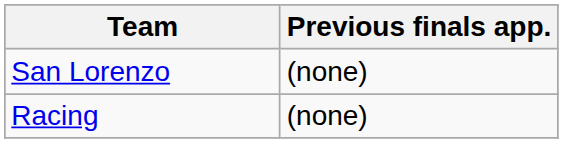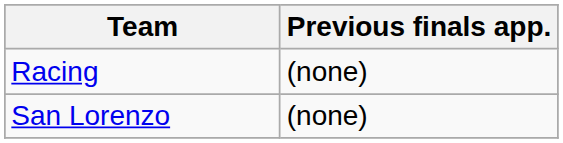rows swapped: (55, 115) <-> (91, 71)
